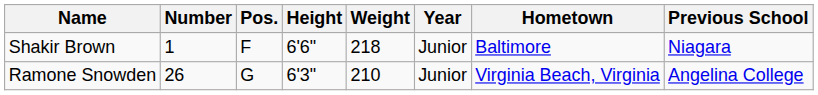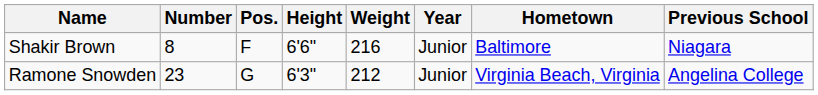(169, 47) 1 -> (169, 47) 8
(365, 47) 218 -> (365, 47) 216
(174, 75) 26 -> (174, 75) 23
(365, 75) 210 -> (365, 75) 212
